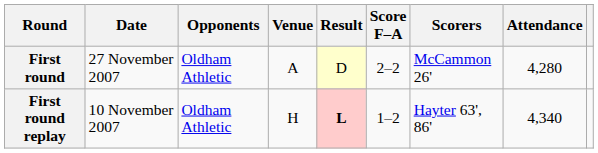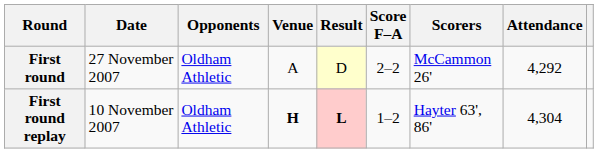(545, 67) 4,280 -> (545, 67) 4,292
(293, 118) normal -> (293, 118) bold
(545, 118) 4,340 -> (545, 118) 4,304
